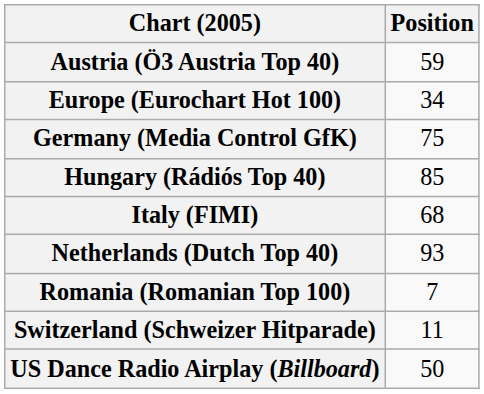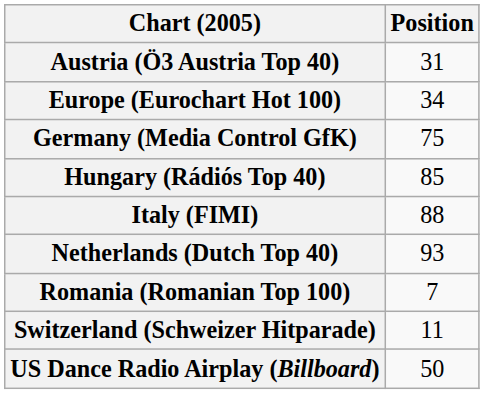(432, 61) 59 -> (432, 61) 31
(432, 215) 68 -> (432, 215) 88
